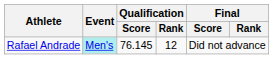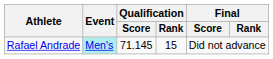(136, 46) 76.145 -> (136, 46) 71.145
(171, 46) 12 -> (171, 46) 15
